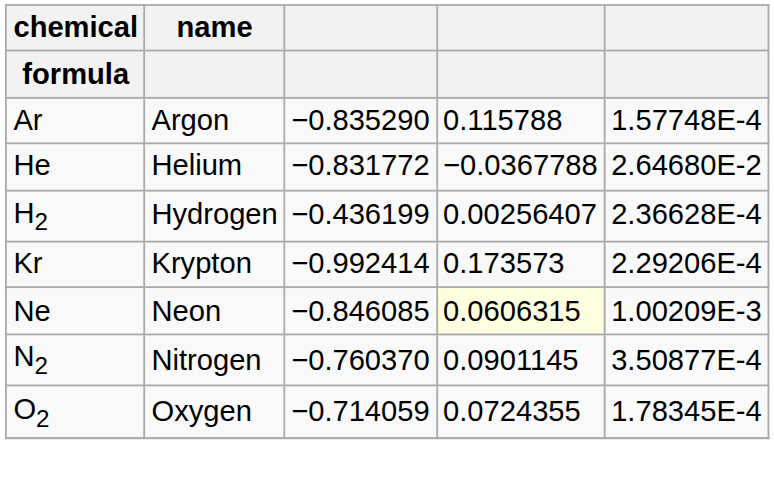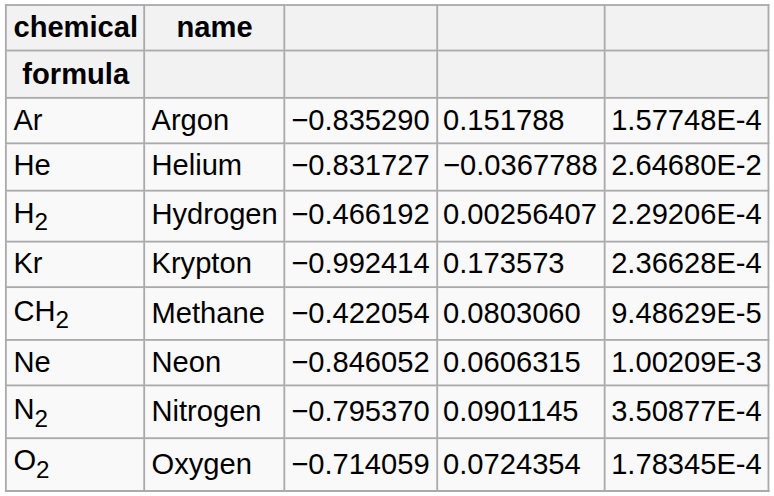(503, 120) 0.115788 -> (504, 120) 0.151788
(360, 166) −0.831772 -> (360, 166) −0.831727
(360, 215) −0.436199 -> (360, 215) −0.466192
(686, 215) 2.36628E-4 -> (686, 215) 2.29206E-4
(686, 264) 2.29206E-4 -> (686, 264) 2.36628E-4
+ row: (41, 314)
(360, 310) −0.846085 -> (360, 362) −0.846052
(512, 310) lightyellow background -> (512, 362) no background
(360, 359) −0.760370 -> (360, 411) −0.795370
(512, 411) 0.0724355 -> (512, 463) 0.0724354
